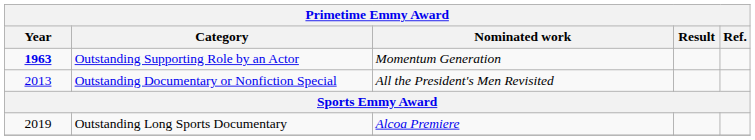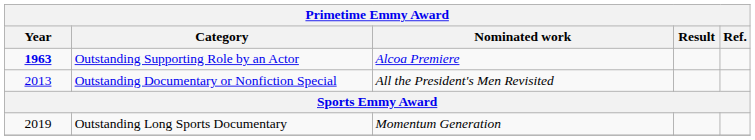(438, 58) Momentum Generation -> (417, 58) Alcoa Premiere
(417, 123) Alcoa Premiere -> (438, 123) Momentum Generation
